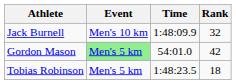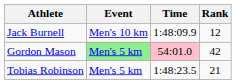(215, 33) 32 -> (215, 33) 12
(175, 51) no background -> (175, 51) pink background
(215, 70) 18 -> (215, 70) 21
